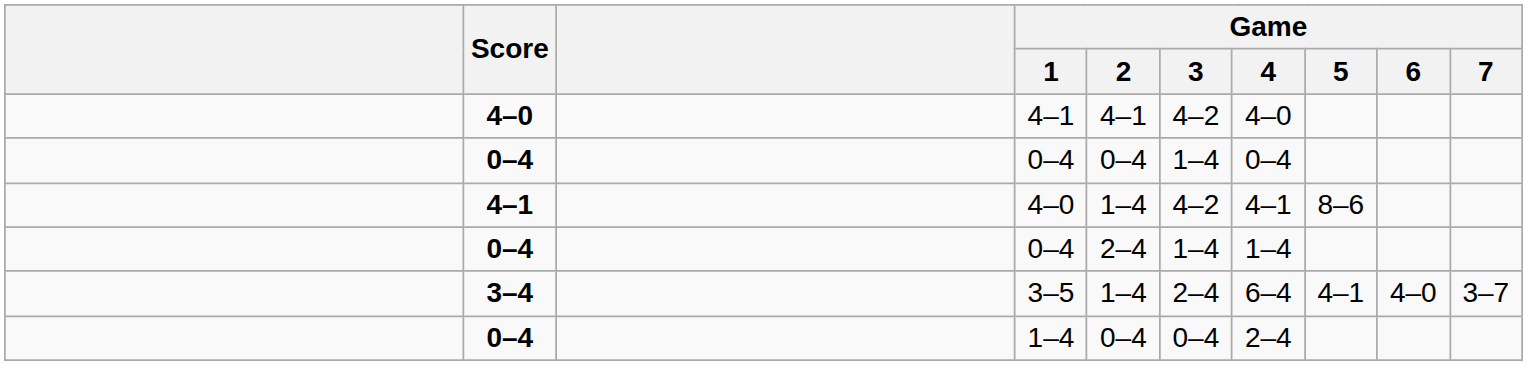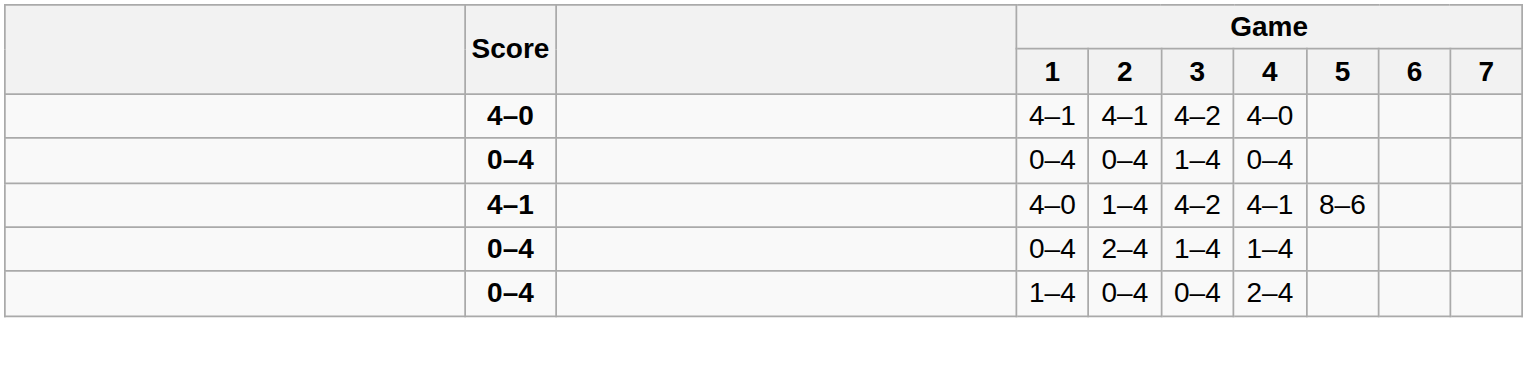- row: (510, 293)
